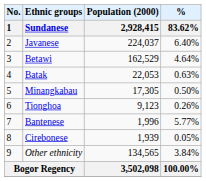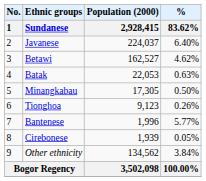(143, 59) 162,529 -> (143, 59) 162,527
(187, 59) 4.64% -> (187, 59) 4.62%
(143, 153) 134,565 -> (143, 153) 134,562
